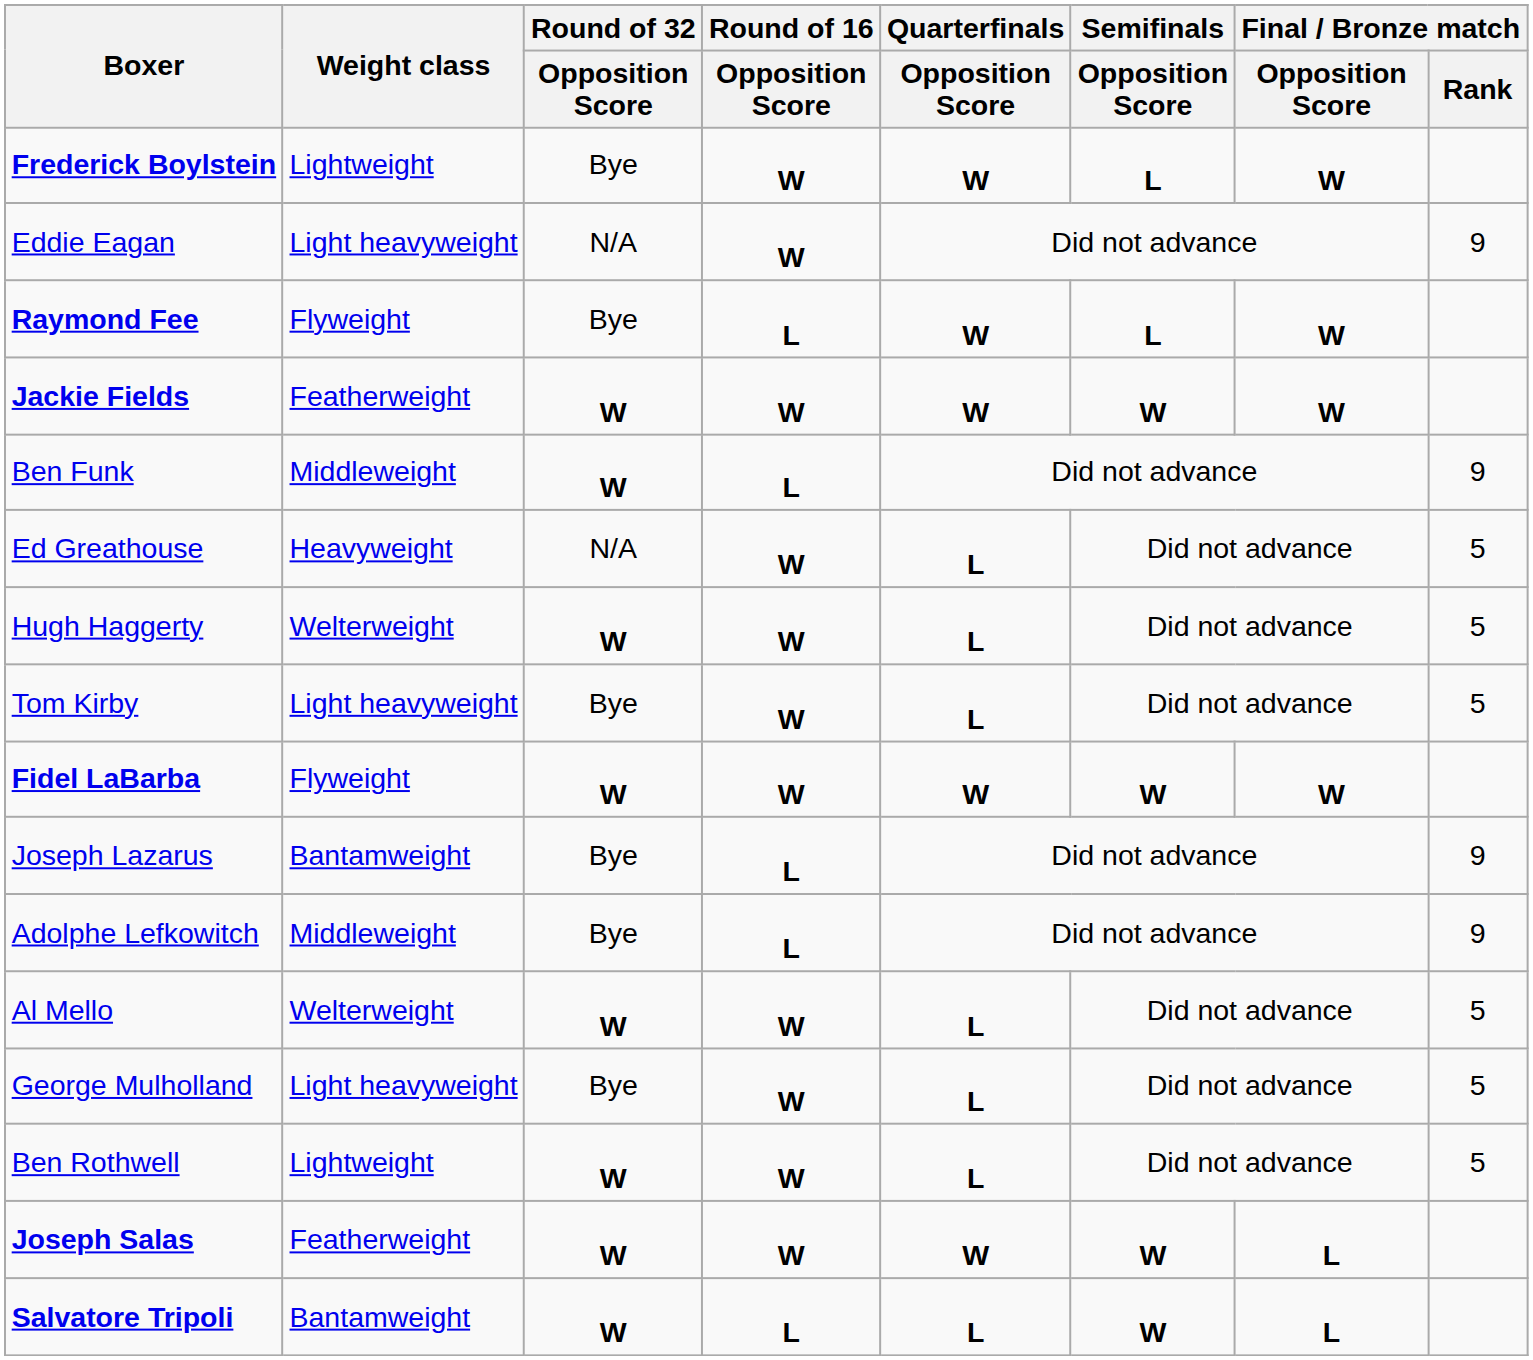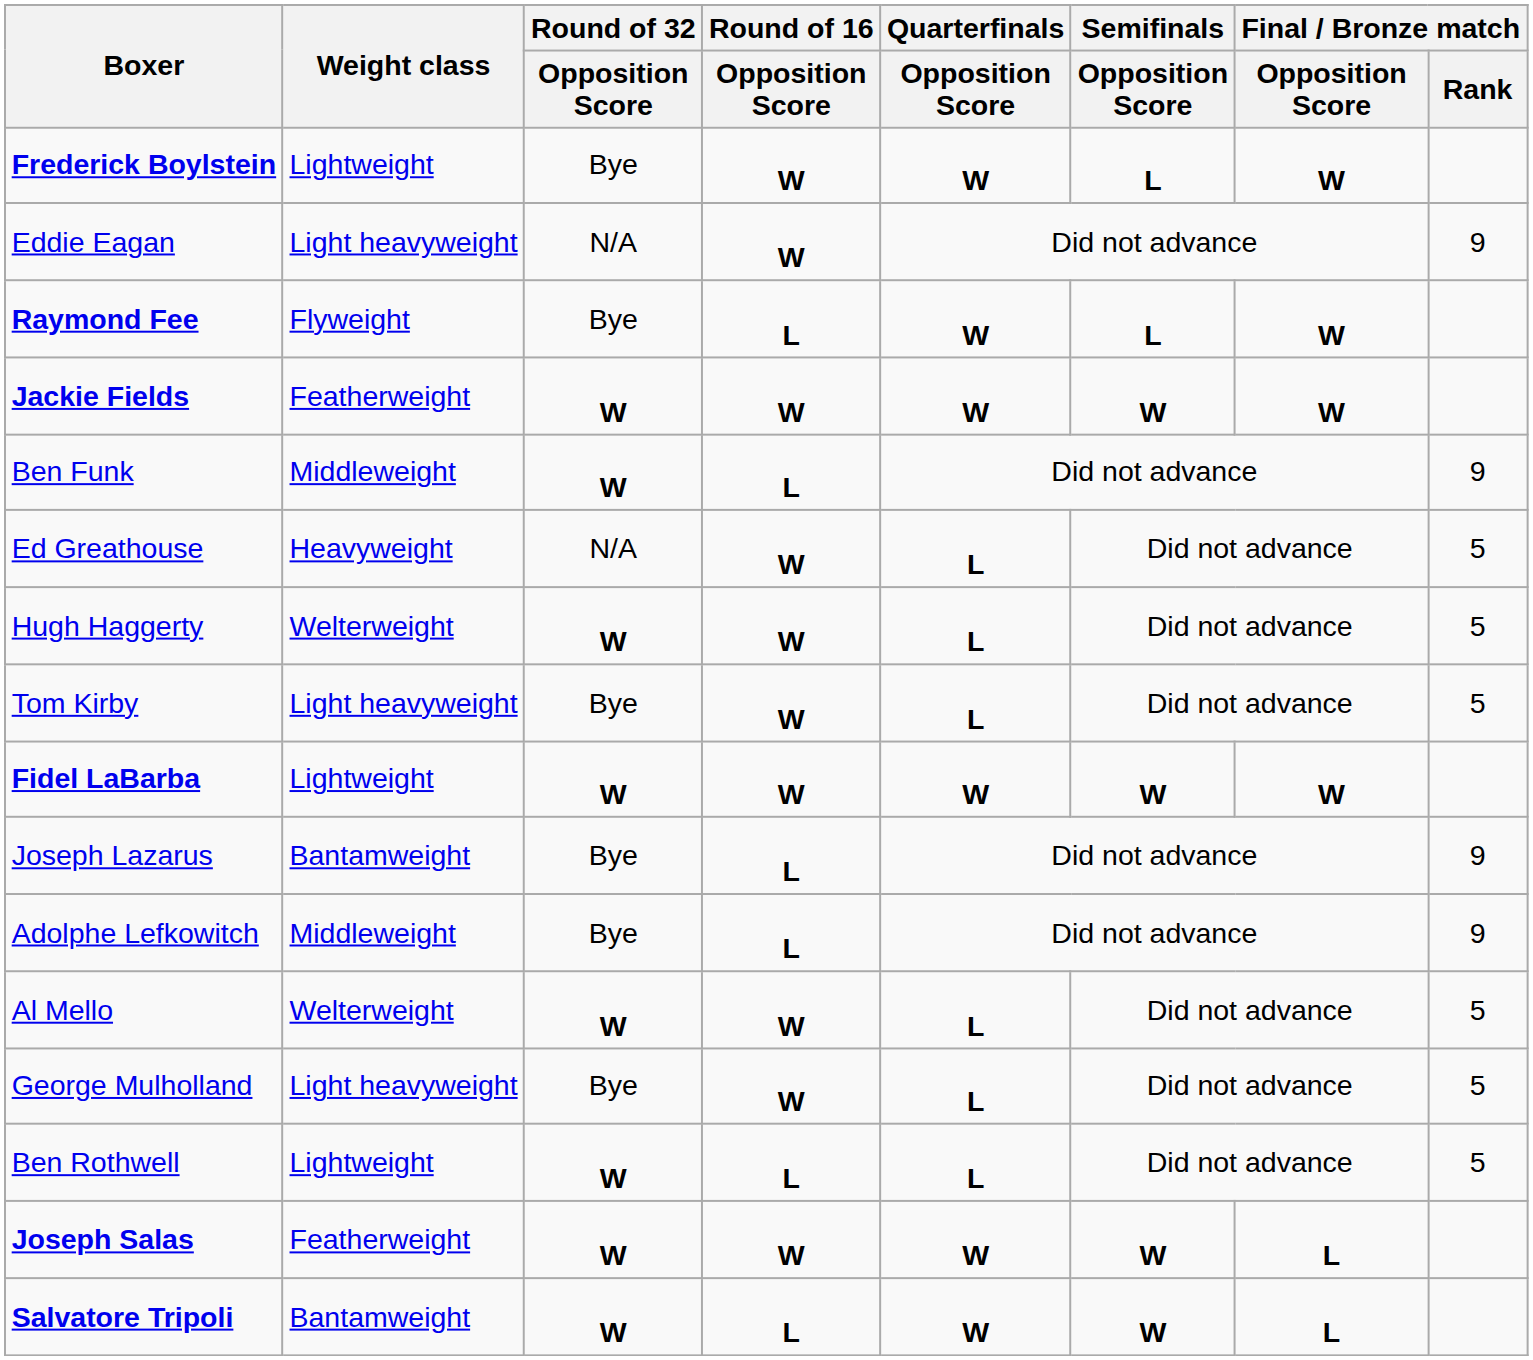(350, 779) Flyweight -> (362, 779) Lightweight
(791, 1179) W -> (791, 1179) L
(976, 1332) L -> (976, 1332) W
